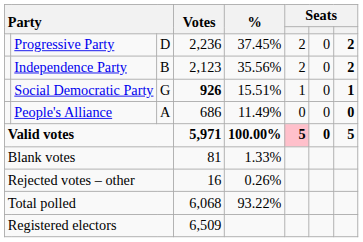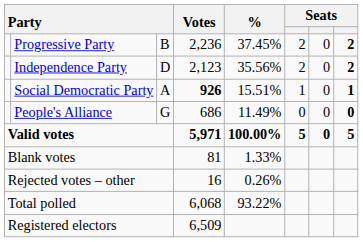(165, 44) D -> (165, 44) B
(165, 67) B -> (165, 67) D
(165, 90) G -> (165, 90) A
(165, 112) A -> (165, 112) G
(302, 135) pink background -> (302, 135) no background
